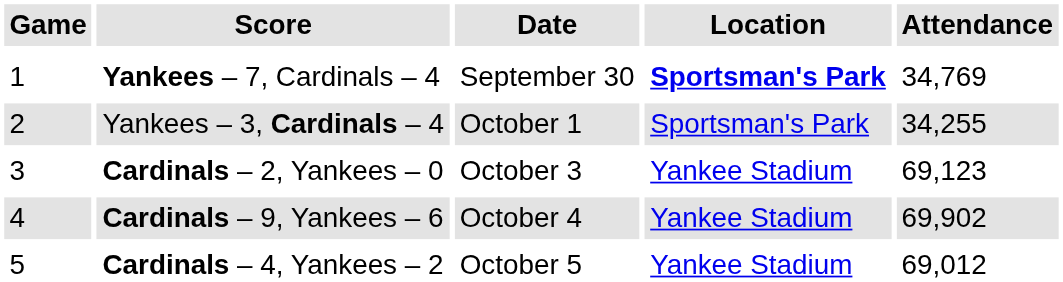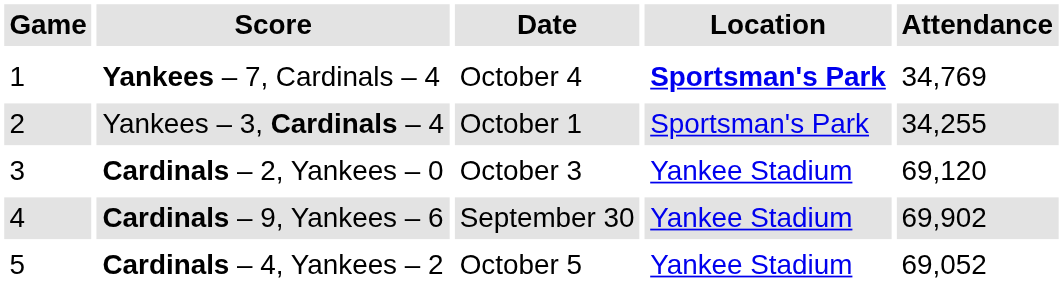(547, 76) September 30 -> (521, 76) October 4
(944, 170) 69,123 -> (944, 170) 69,120
(521, 217) October 4 -> (547, 217) September 30
(944, 264) 69,012 -> (944, 264) 69,052
